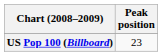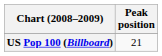(136, 42) 23 -> (136, 42) 21
